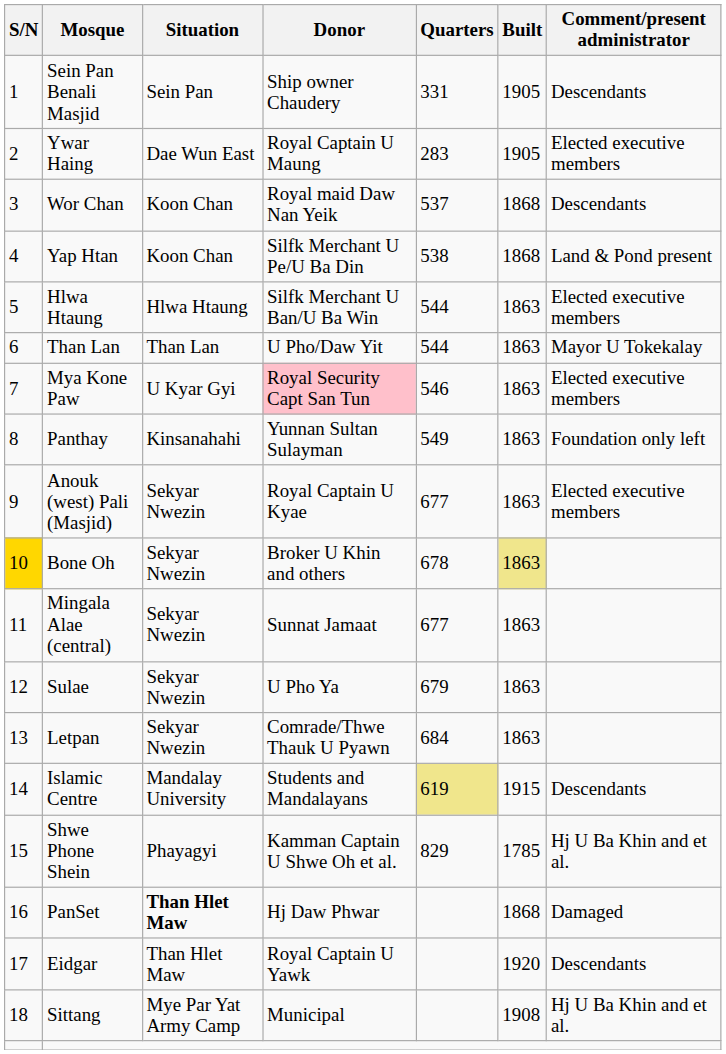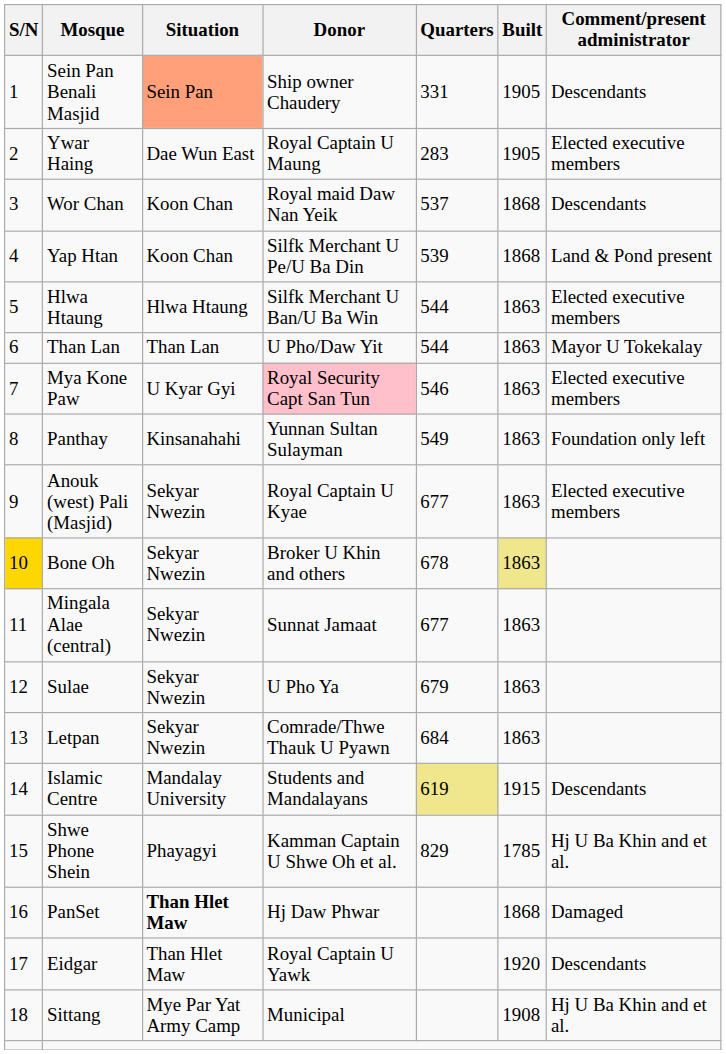(180, 91) no background -> (180, 91) lightsalmon background
(434, 256) 538 -> (434, 256) 539
